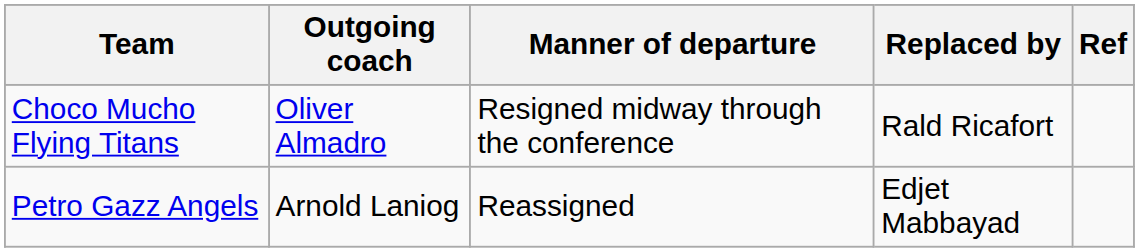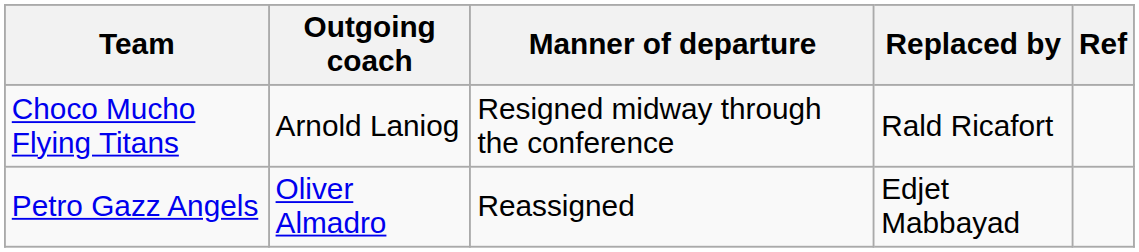(331, 125) Oliver Almadro -> (367, 125) Arnold Laniog
(367, 206) Arnold Laniog -> (331, 206) Oliver Almadro
